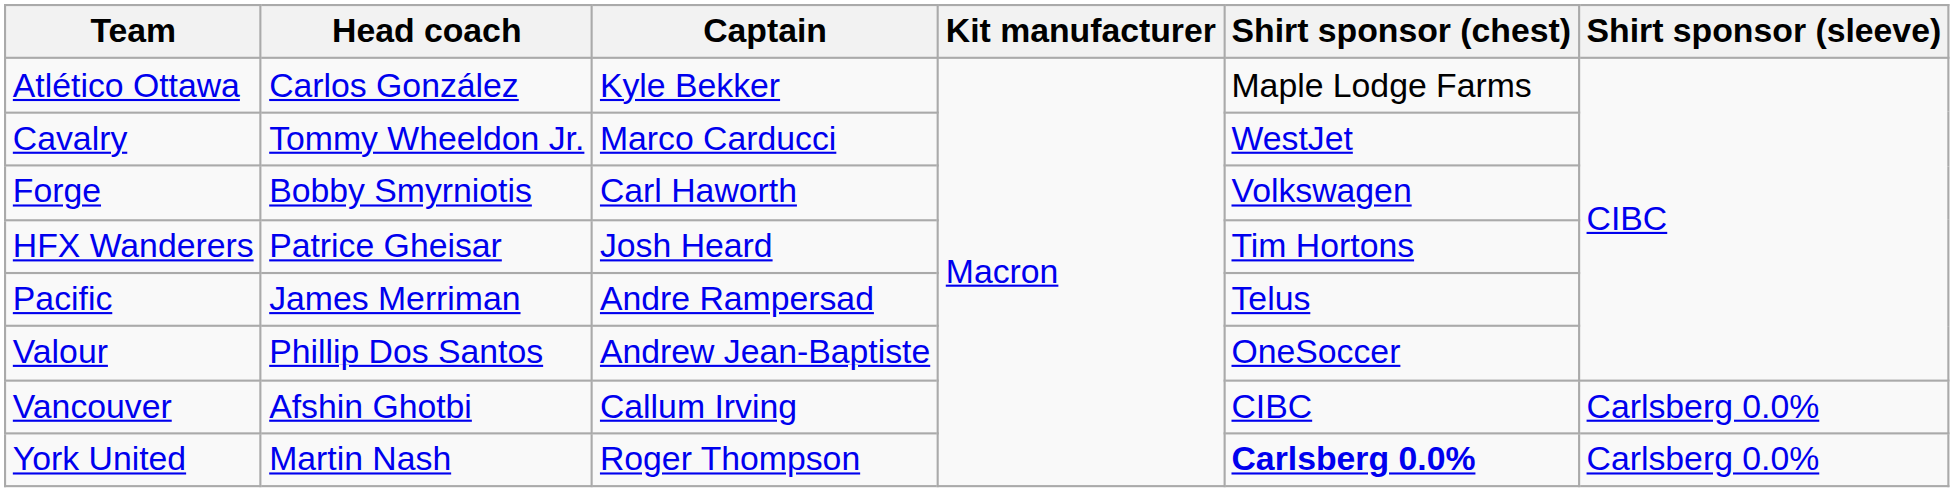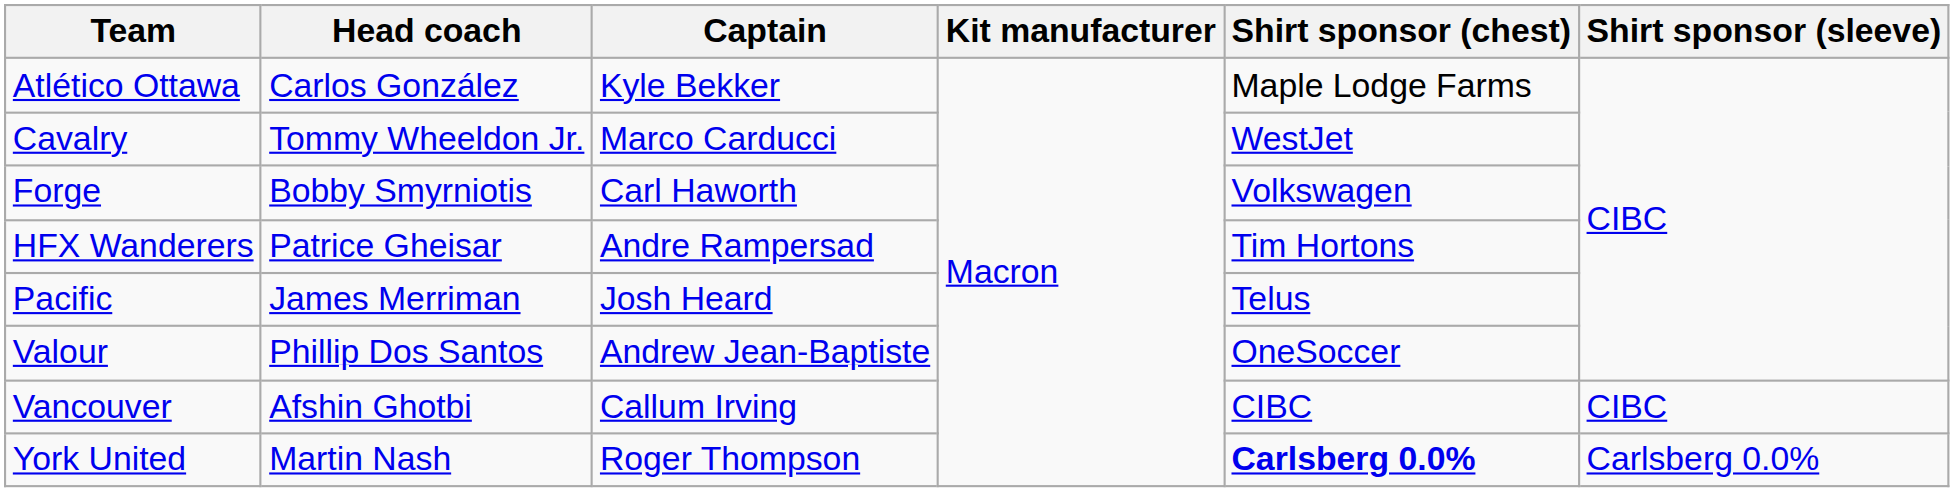(686, 245) Josh Heard -> (737, 245) Andre Rampersad
(737, 298) Andre Rampersad -> (686, 298) Josh Heard
(1703, 406) Carlsberg 0.0% -> (1627, 406) CIBC
